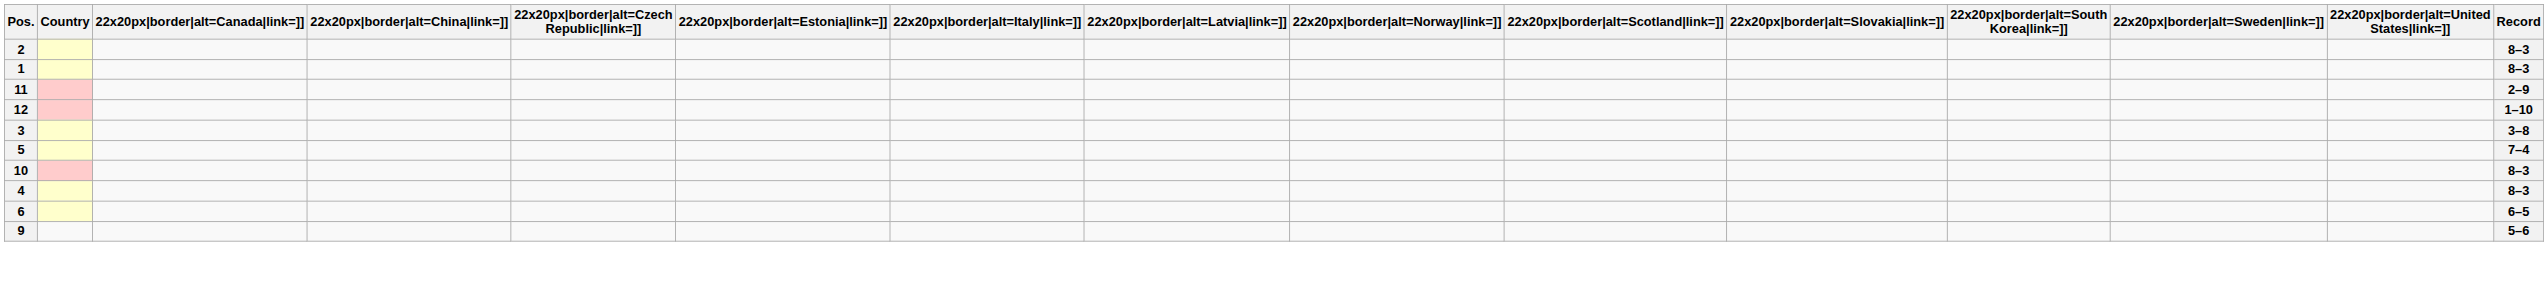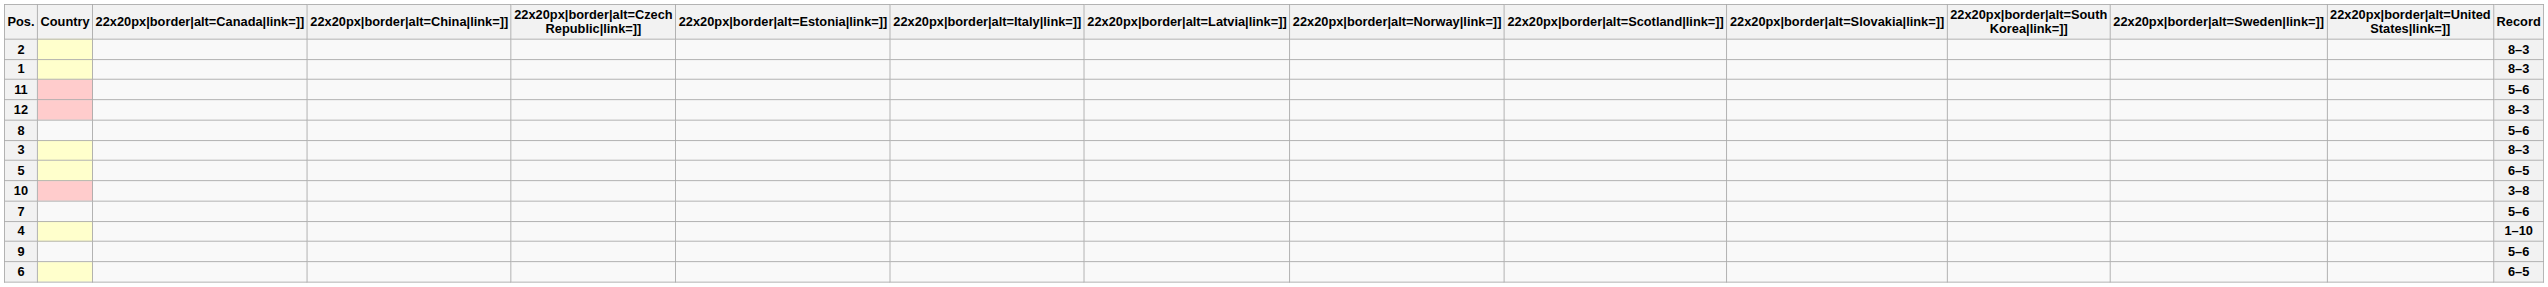(2519, 90) 2–9 -> (2519, 90) 5–6
(2519, 110) 1–10 -> (2519, 110) 8–3
+ row: (21, 130)
(2519, 130) 3–8 -> (2519, 151) 8–3
(2519, 151) 7–4 -> (2519, 171) 6–5
(2519, 171) 8–3 -> (2519, 191) 3–8
+ row: (21, 211)
(2519, 191) 8–3 -> (2519, 232) 1–10
rows swapped: (21, 211) <-> (21, 232)
